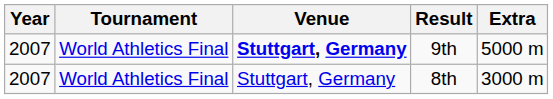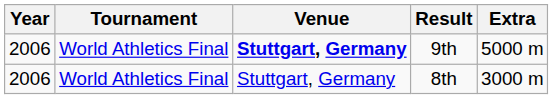(30, 49) 2007 -> (30, 49) 2006
(30, 78) 2007 -> (30, 78) 2006
